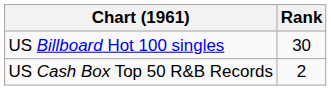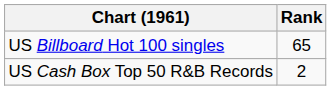(302, 44) 30 -> (302, 44) 65
